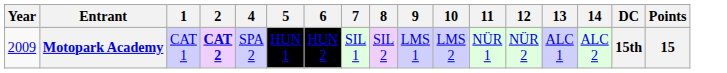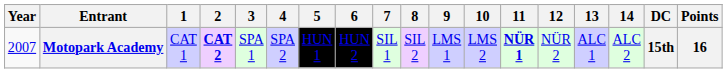+ column: (251, 15)
(22, 47) 2009 -> (22, 47) 2007
(487, 47) normal -> (519, 47) bold
(668, 47) 15 -> (700, 47) 16
